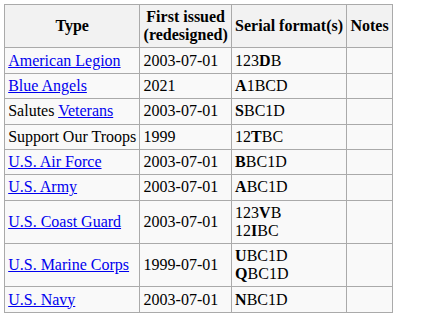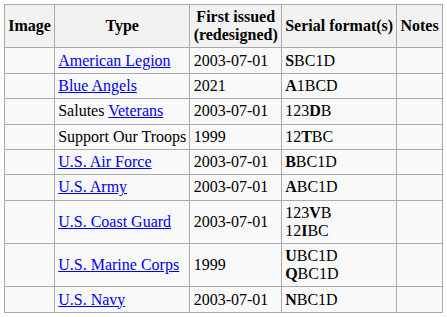+ column: (30, 26)
(258, 60) 123DB -> (310, 60) SBC1D
(260, 111) SBC1D -> (308, 111) 123DB
(181, 265) 1999-07-01 -> (210, 265) 1999
